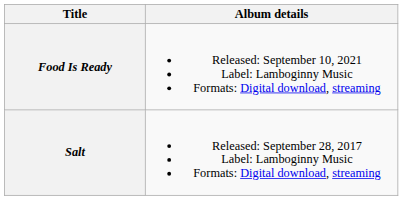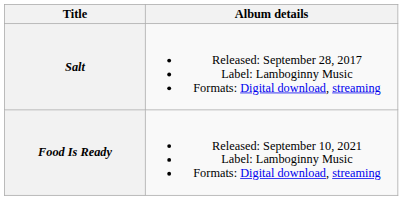rows swapped: (75, 152) <-> (75, 66)
